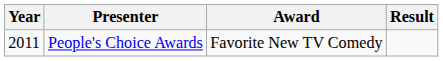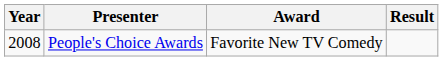(24, 42) 2011 -> (24, 42) 2008
